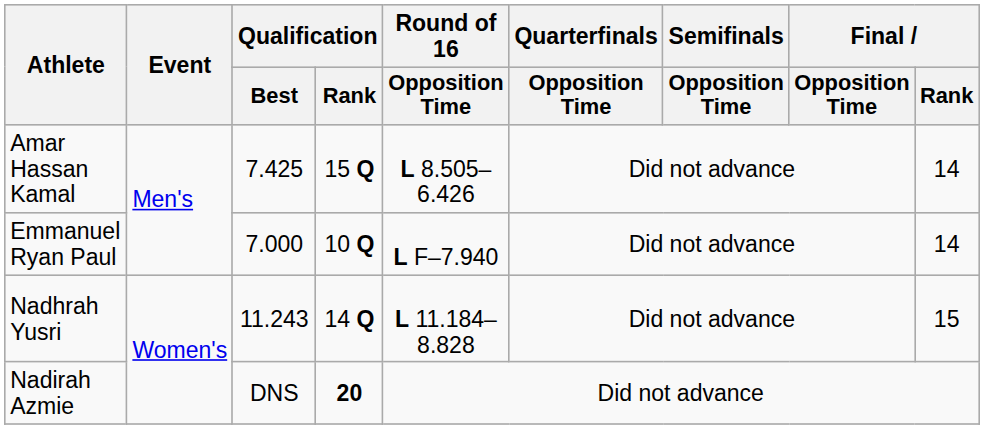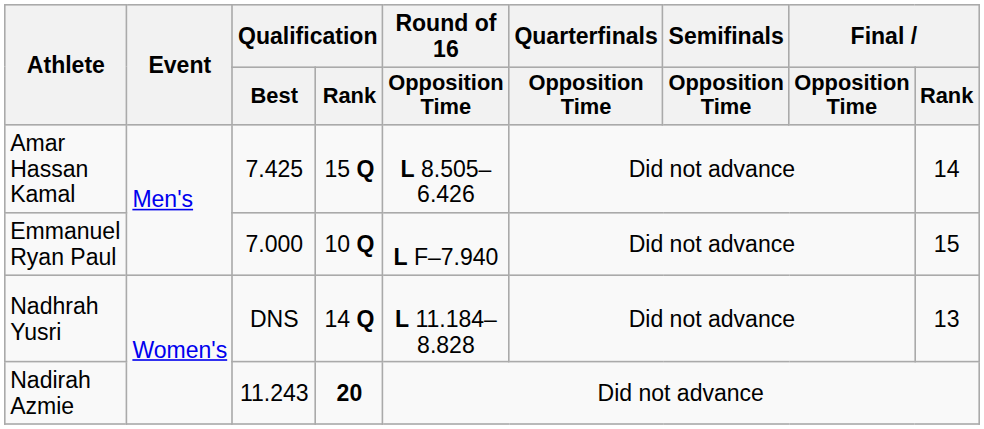(947, 244) 14 -> (947, 244) 15
(274, 319) 11.243 -> (274, 319) DNS
(947, 319) 15 -> (947, 319) 13
(274, 394) DNS -> (274, 394) 11.243
